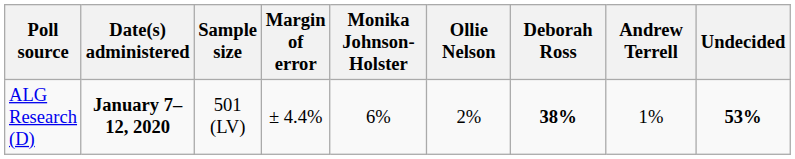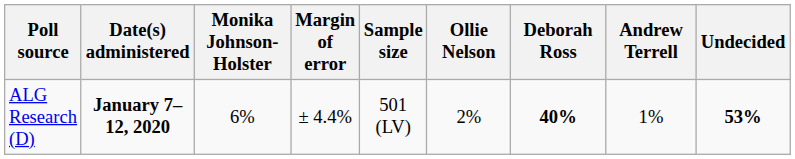columns swapped: (228, 42) <-> (378, 42)
(558, 116) 38% -> (558, 116) 40%
